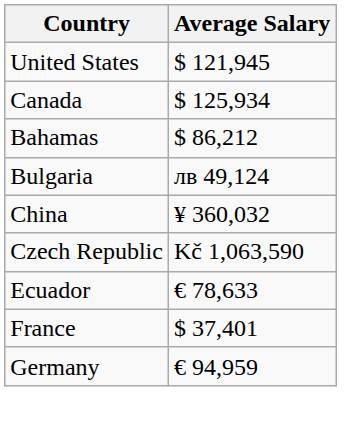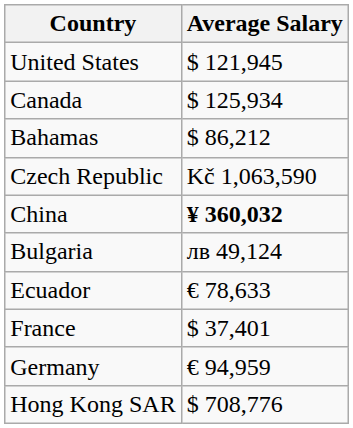rows swapped: (52, 175) <-> (87, 251)
(222, 213) normal -> (235, 213) bold
+ row: (93, 404)
